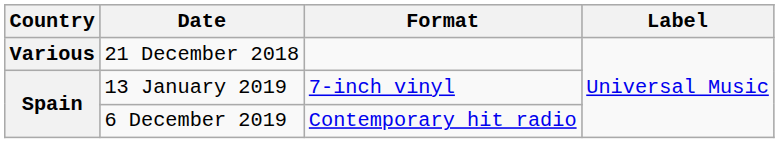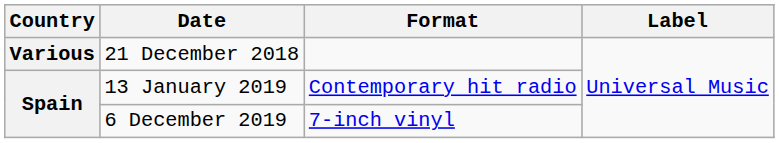(382, 87) 7-inch vinyl -> (443, 87) Contemporary hit radio
(443, 120) Contemporary hit radio -> (382, 120) 7-inch vinyl
